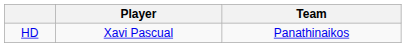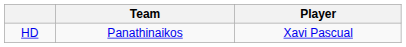columns swapped: (138, 14) <-> (312, 14)
